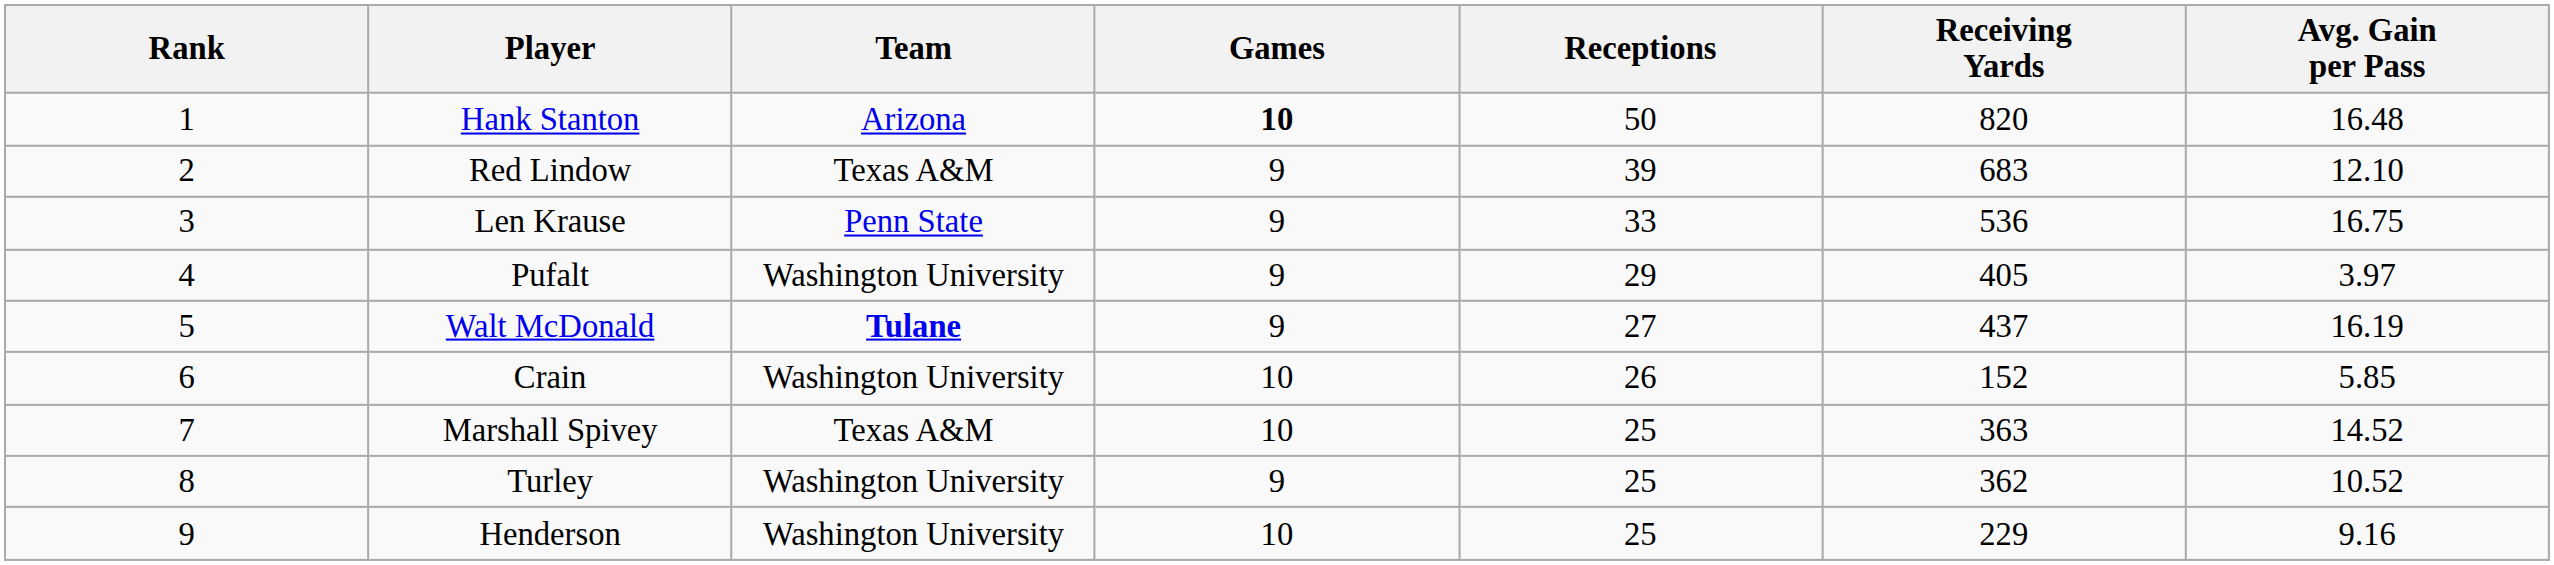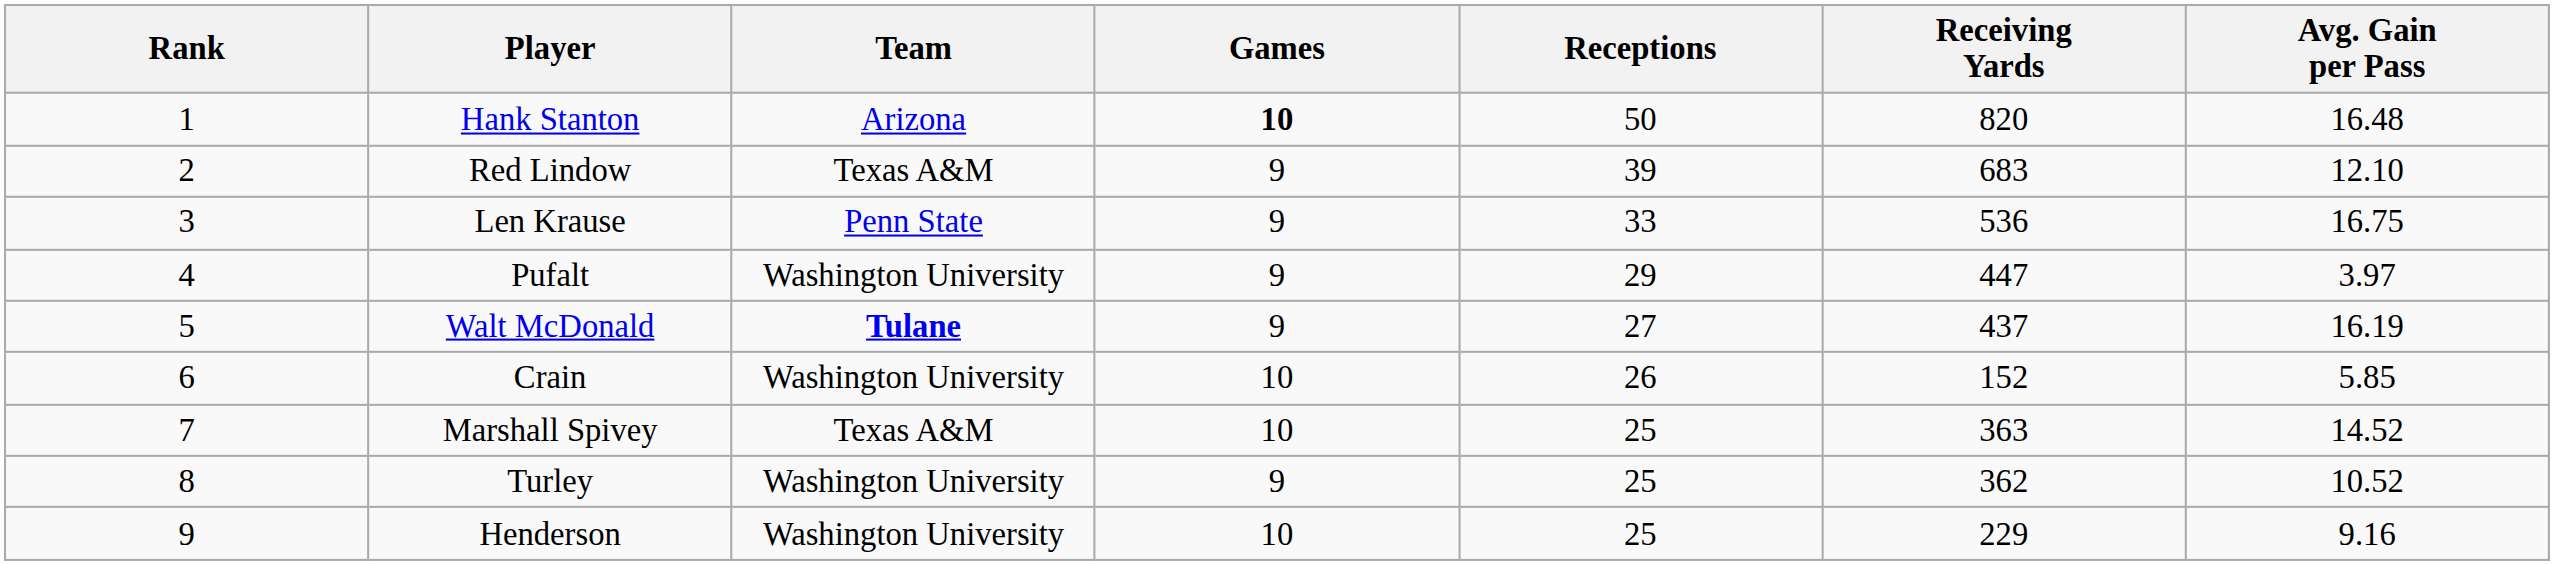(2004, 274) 405 -> (2004, 274) 447
